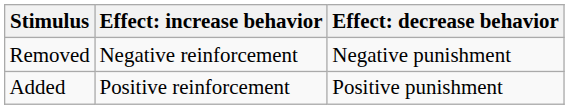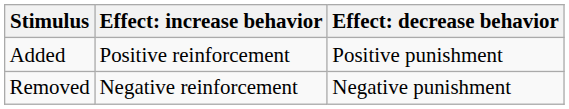rows swapped: (37, 87) <-> (50, 54)
